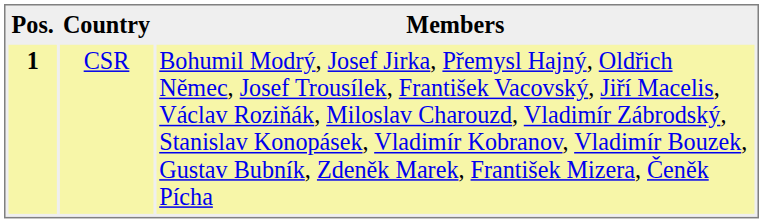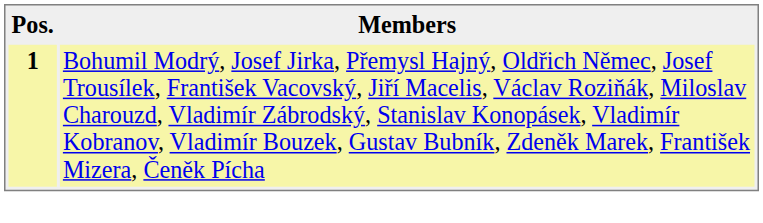- column: (107, 24)
